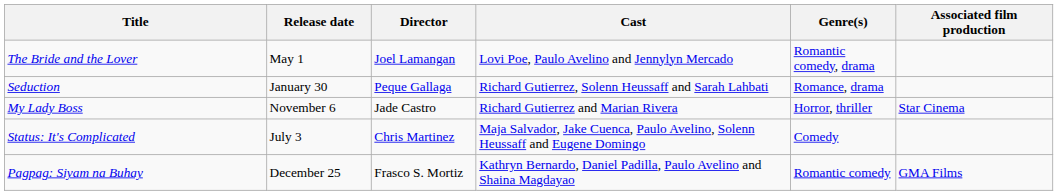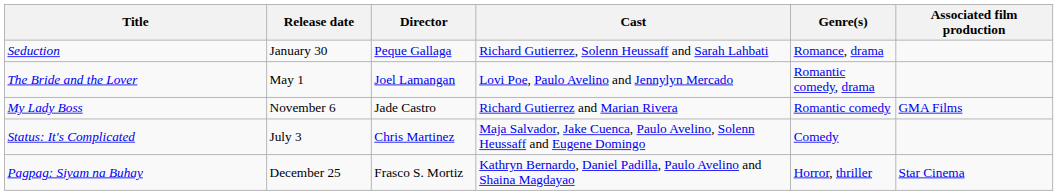rows swapped: (34, 87) <-> (72, 58)
(833, 108) Horror, thriller -> (842, 108) Romantic comedy
(932, 108) Star Cinema -> (930, 108) GMA Films
(842, 172) Romantic comedy -> (833, 172) Horror, thriller
(930, 172) GMA Films -> (932, 172) Star Cinema
